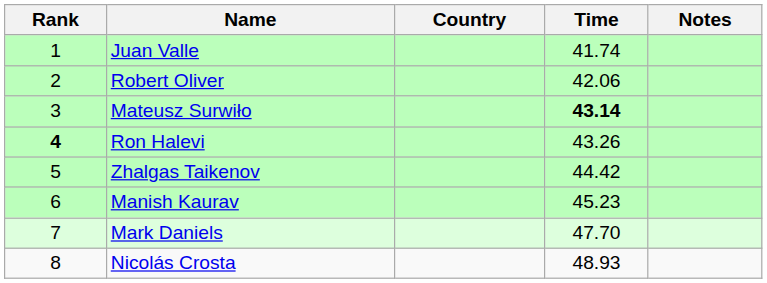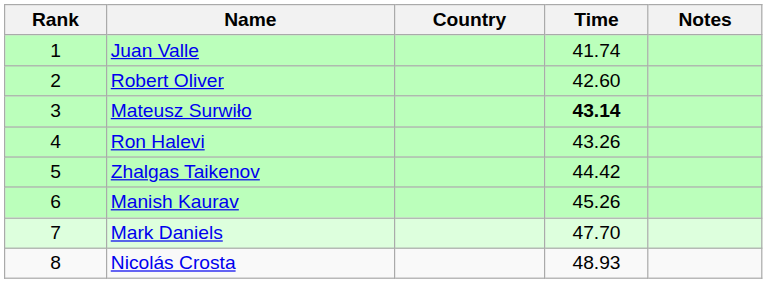(596, 80) 42.06 -> (596, 80) 42.60
(55, 141) bold -> (55, 141) normal
(596, 202) 45.23 -> (596, 202) 45.26
